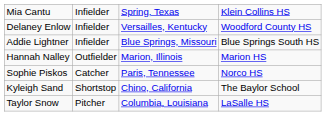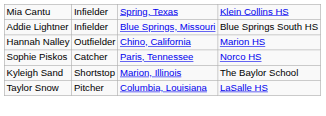- row: (39, 27)
(152, 57) Marion, Illinois -> (155, 42) Chino, California
(157, 88) Chino, California -> (151, 73) Marion, Illinois
